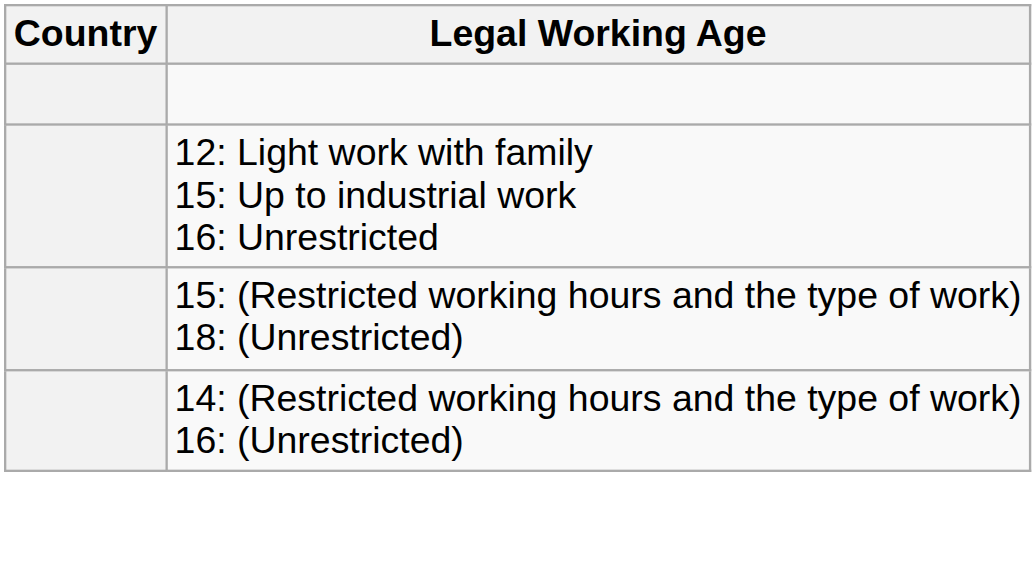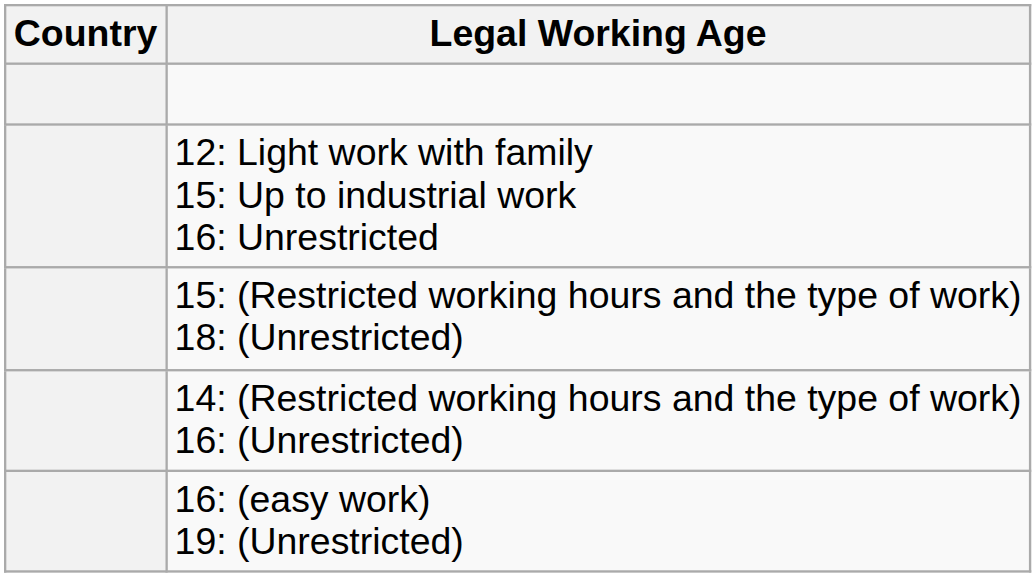+ row: (319, 520)
